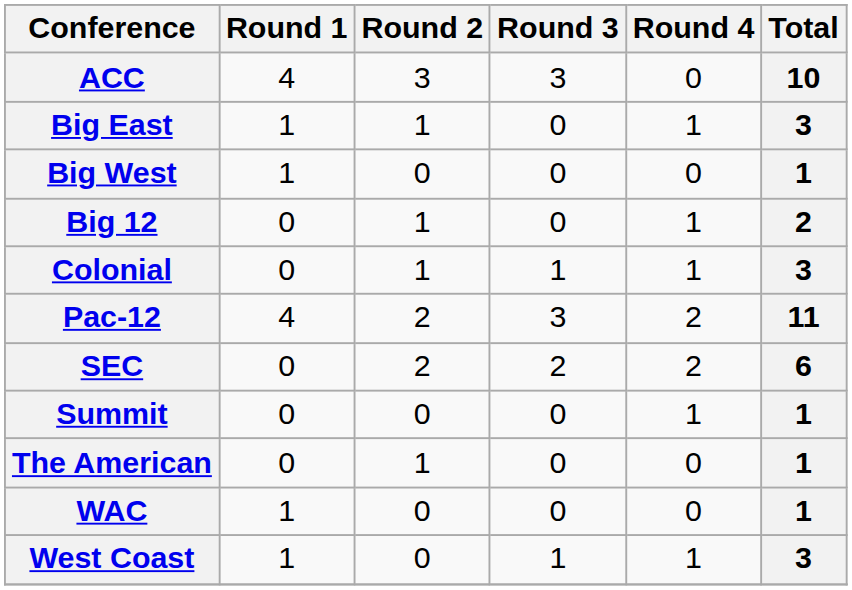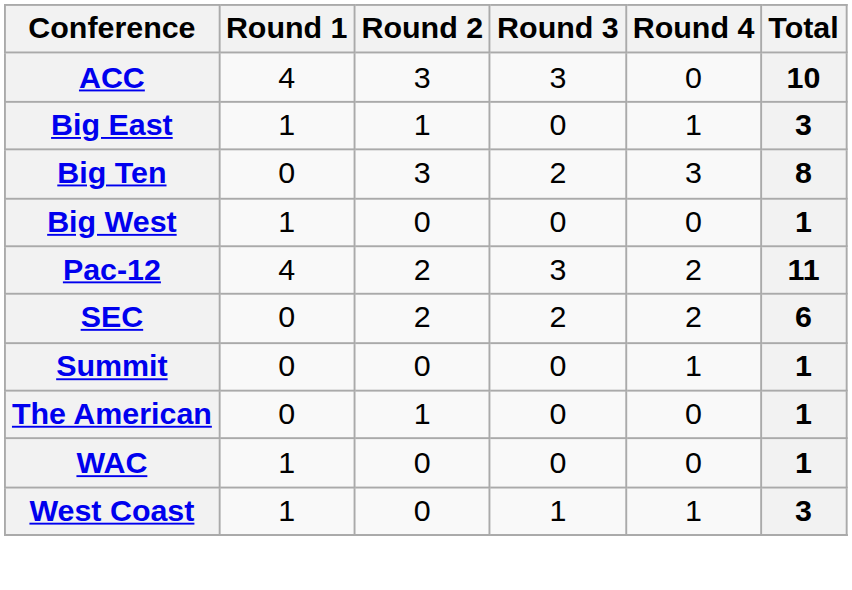+ row: (112, 173)
- row: (112, 221)
- row: (112, 269)
